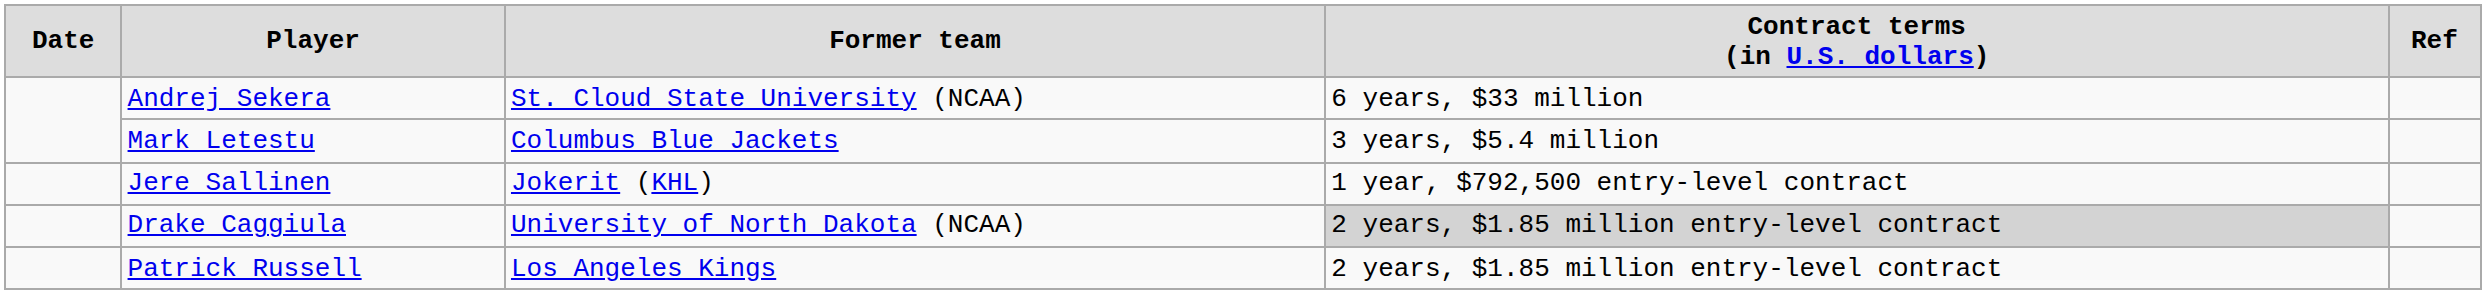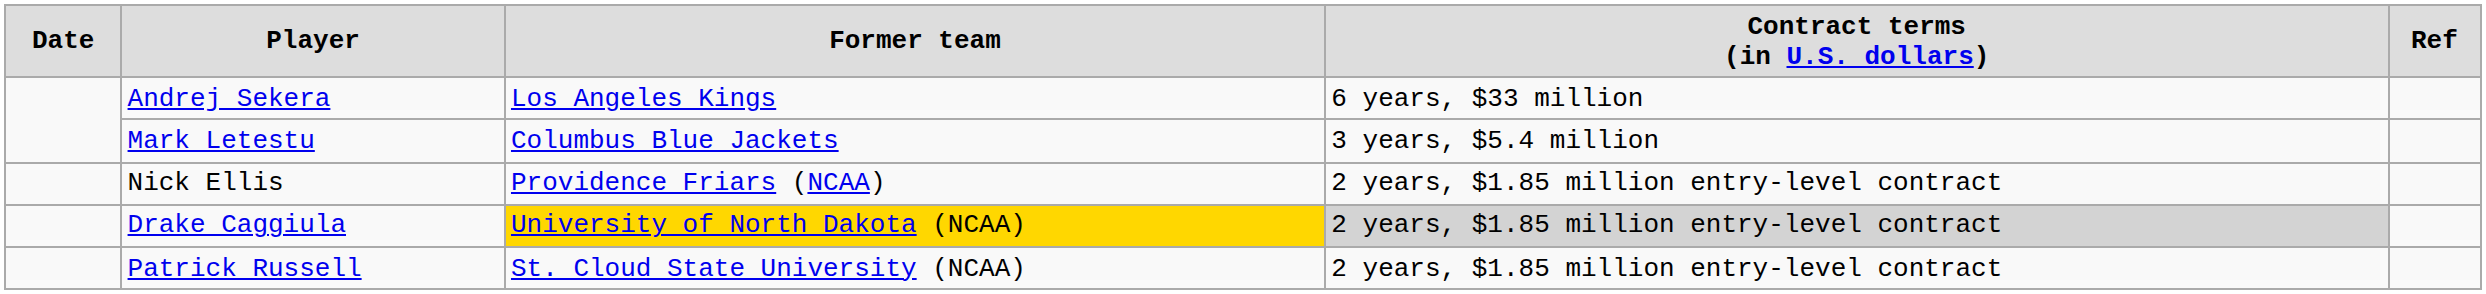(768, 99) St. Cloud State University (NCAA) -> (644, 99) Los Angeles Kings
- row: (229, 183)
+ row: (206, 183)
(768, 226) no background -> (768, 226) gold background
(644, 268) Los Angeles Kings -> (768, 268) St. Cloud State University (NCAA)
